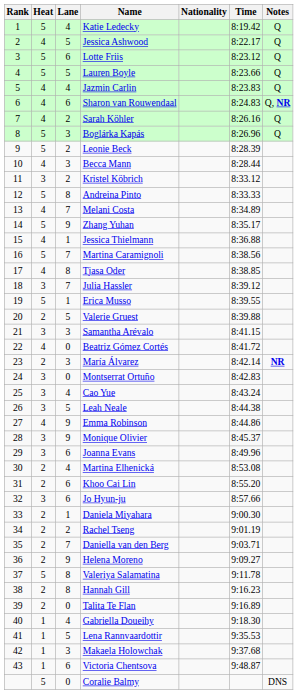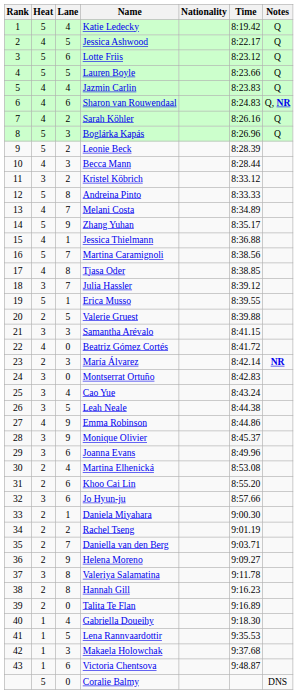(43, 575) 5 -> (43, 575) 3
